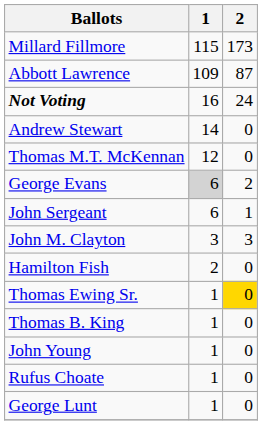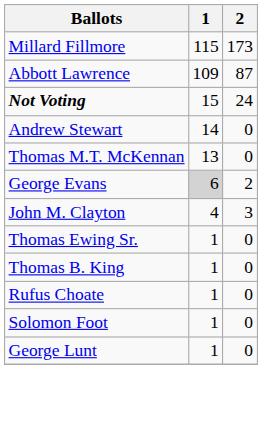(210, 101) 16 -> (210, 101) 15
(210, 156) 12 -> (210, 156) 13
- row: (58, 211)
(214, 239) 3 -> (214, 211) 4
- row: (59, 267)
(249, 294) gold background -> (249, 239) no background
- row: (50, 350)
+ row: (58, 322)
